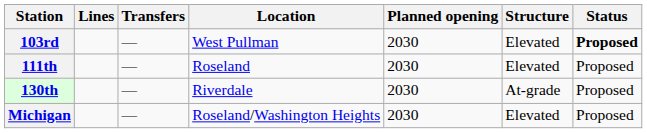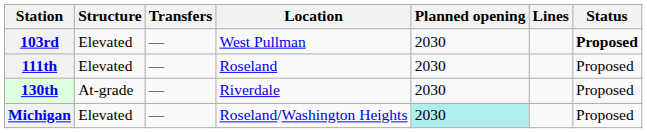columns swapped: (96, 16) <-> (537, 16)
(403, 115) no background -> (430, 115) paleturquoise background
